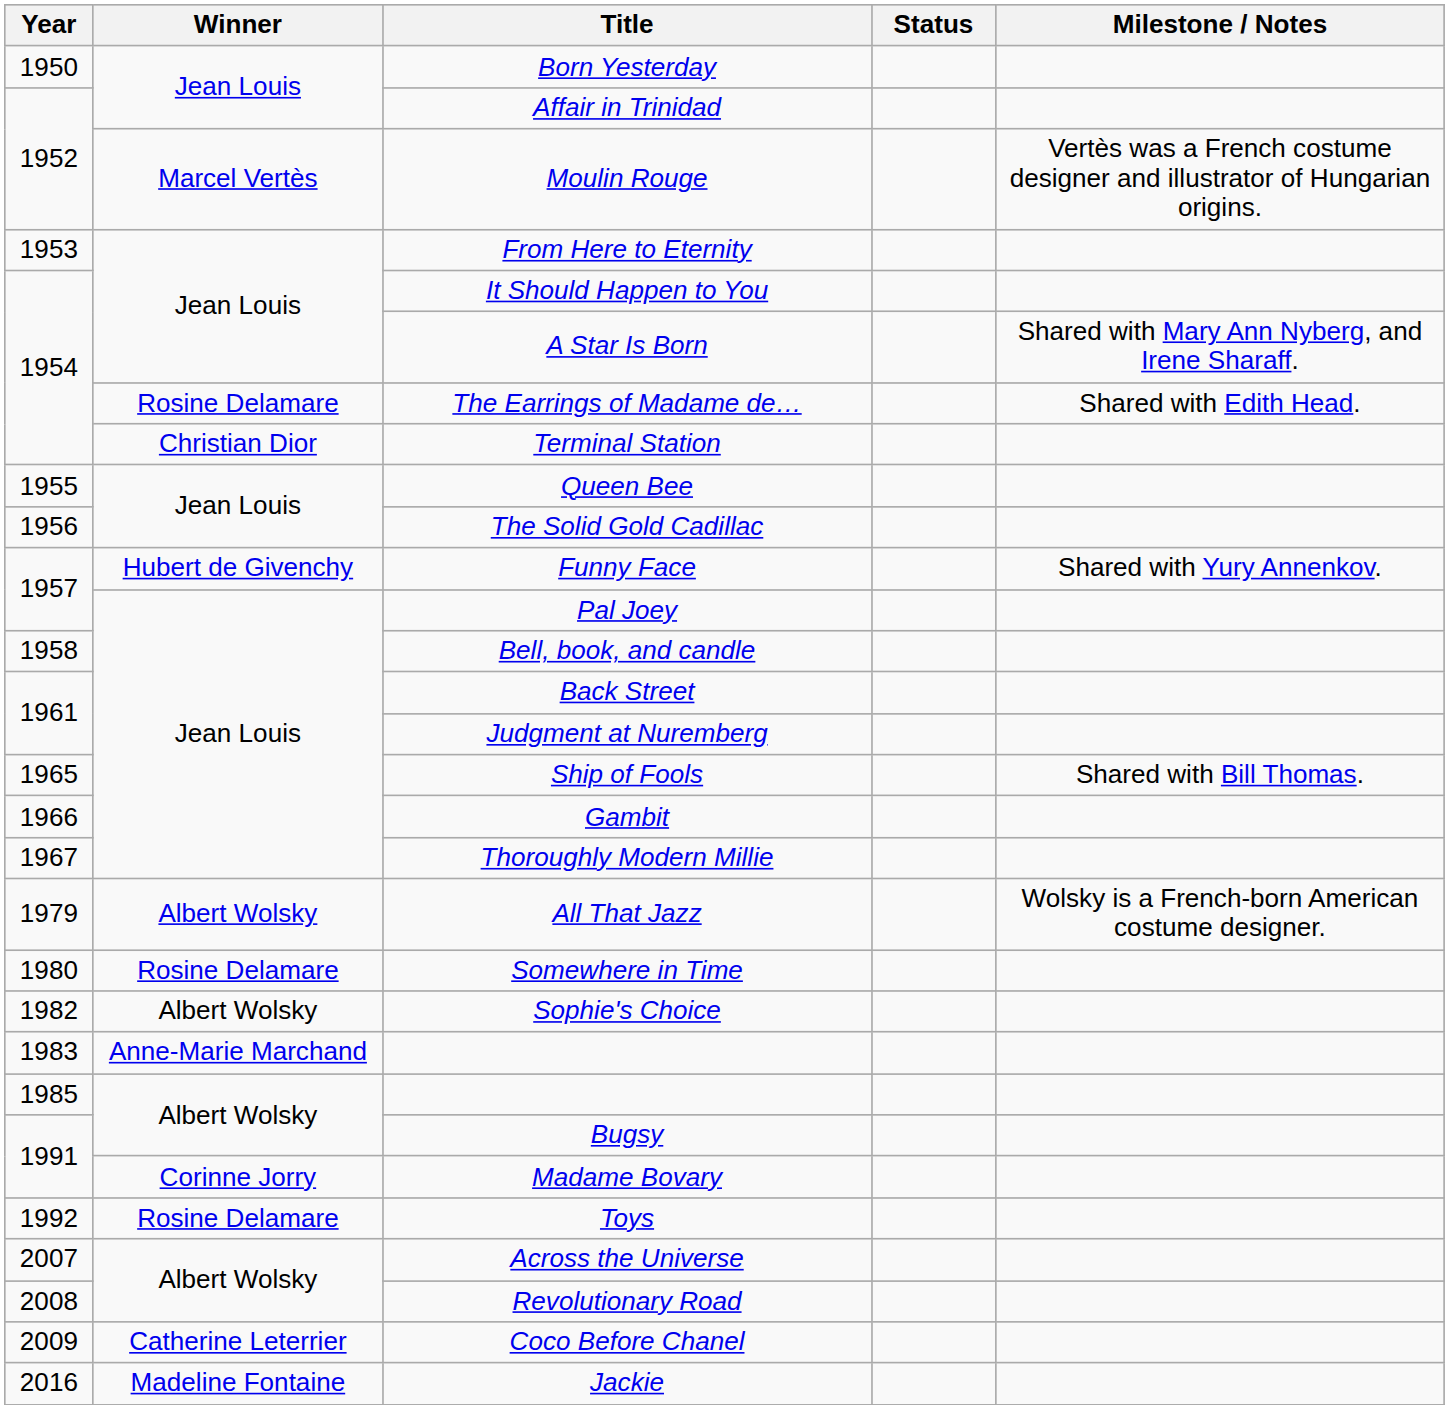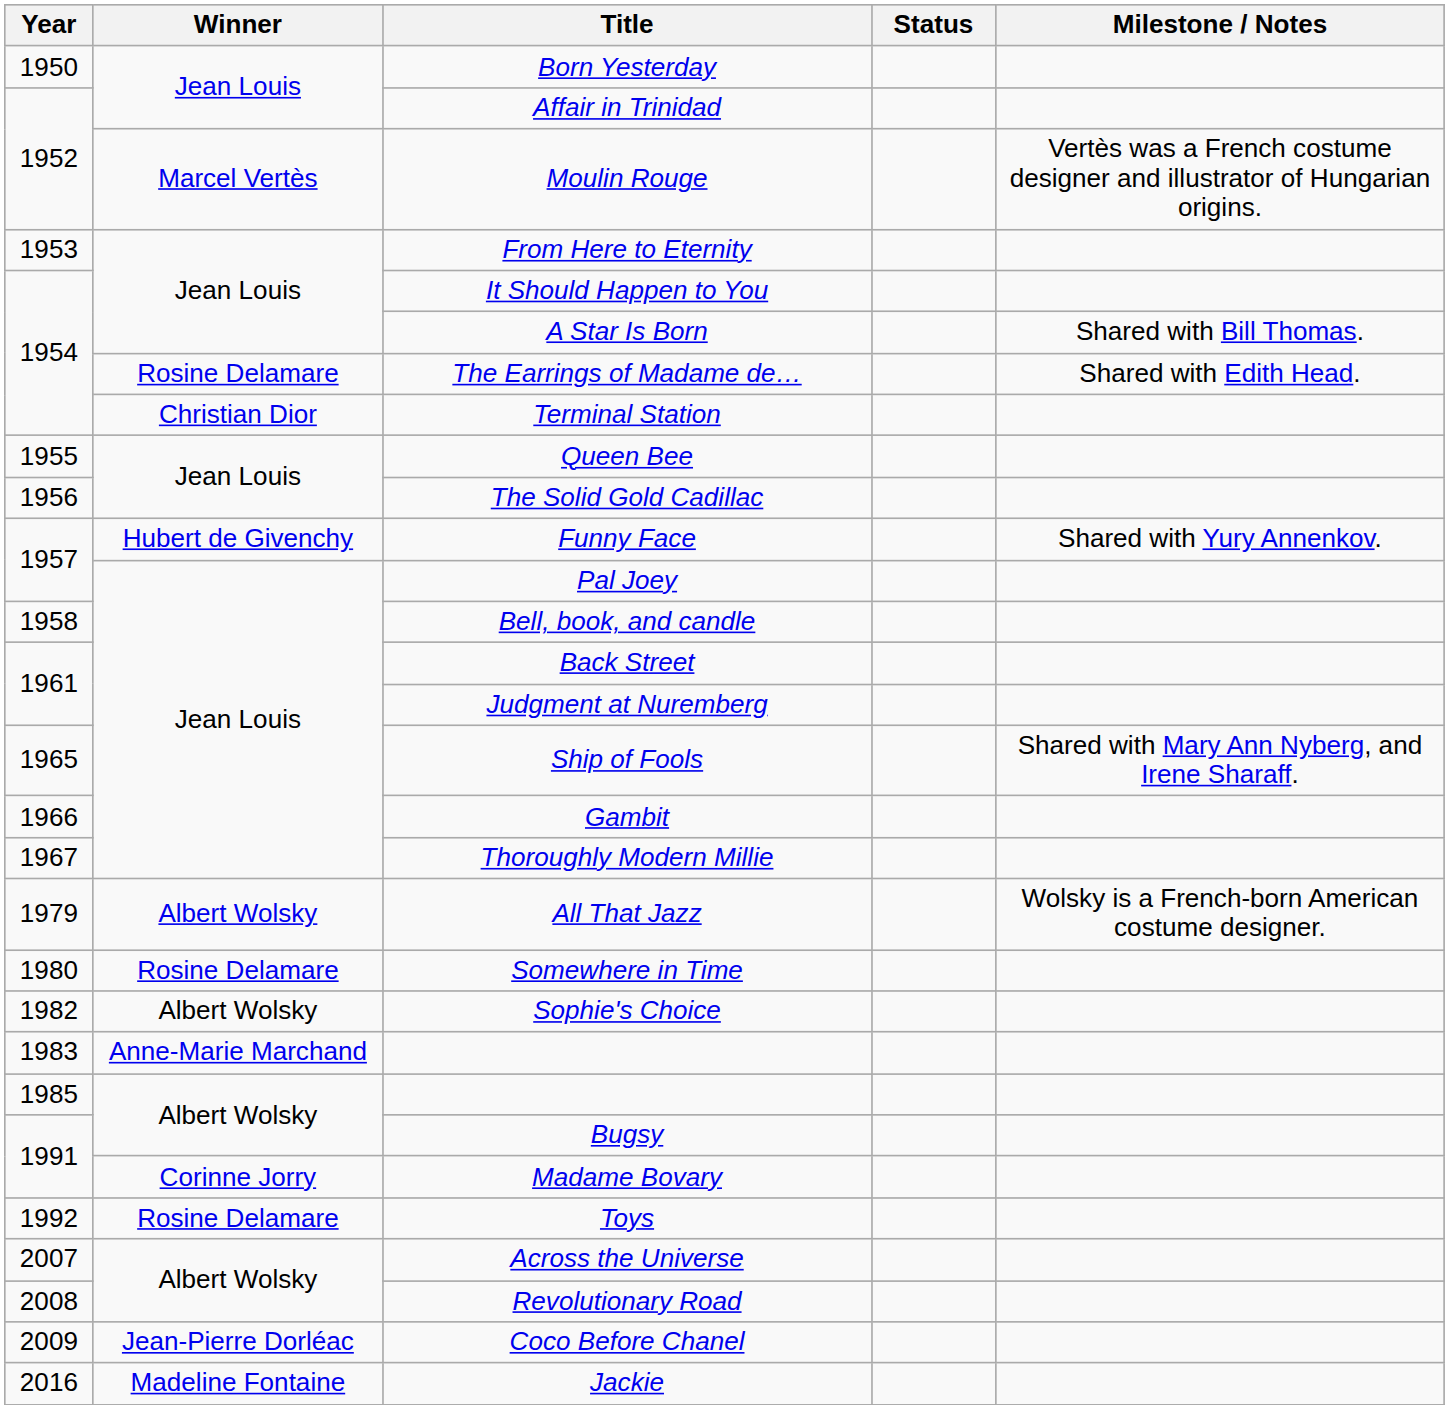(1220, 346) Shared with Mary Ann Nyberg, and Irene Sharaff. -> (1220, 332) Shared with Bill Thomas.
(1220, 774) Shared with Bill Thomas. -> (1220, 760) Shared with Mary Ann Nyberg, and Irene Sharaff.
(238, 1342) Catherine Leterrier -> (238, 1342) Jean-Pierre Dorléac
